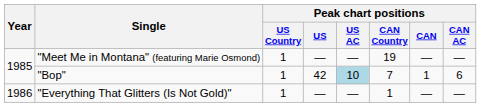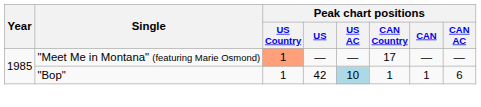(283, 57) no background -> (283, 57) lightsalmon background
(390, 57) 19 -> (390, 57) 17
(390, 75) 7 -> (390, 75) 1
- row: (135, 93)
